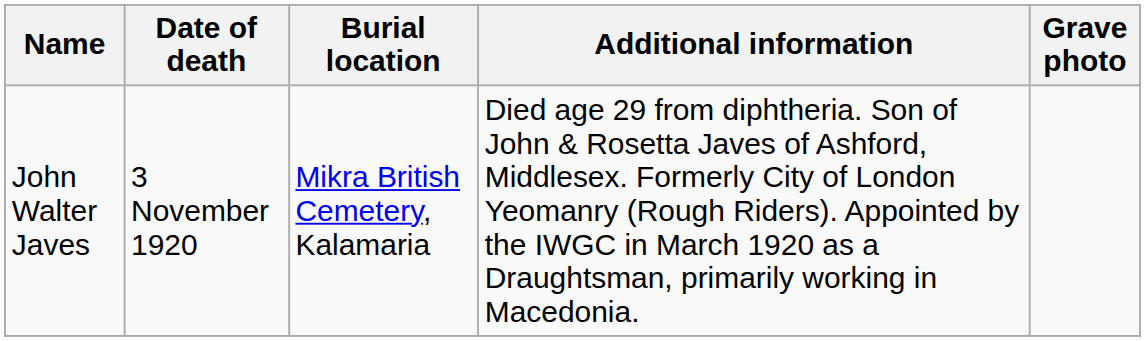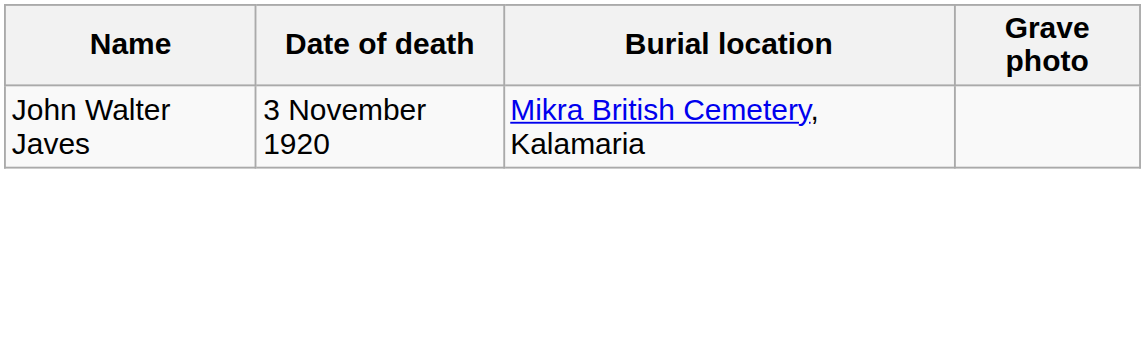- column: (754, 45)
